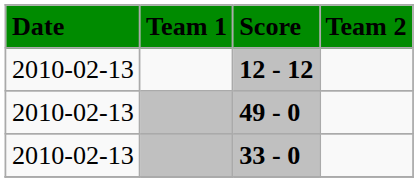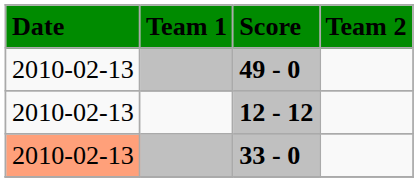rows swapped: (276, 69) <-> (270, 112)
(73, 155) no background -> (73, 155) lightsalmon background
